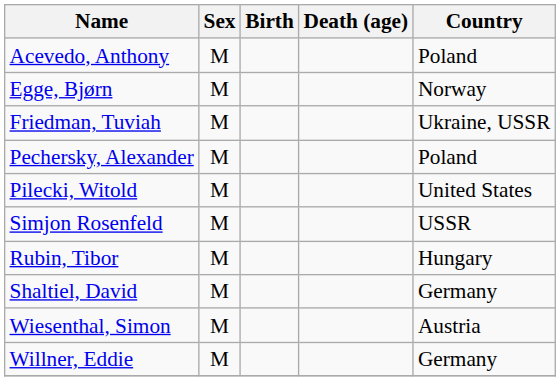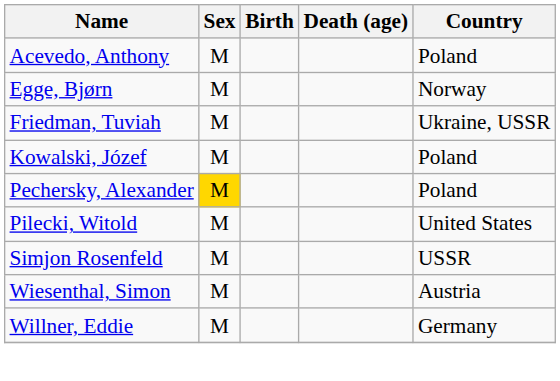+ row: (78, 156)
(219, 156) no background -> (219, 190) gold background
- row: (64, 257)
- row: (73, 291)
